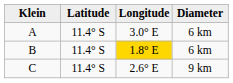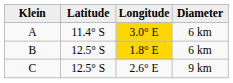(144, 31) no background -> (144, 31) gold background
(88, 50) 11.4° S -> (88, 50) 12.5° S
(88, 68) 11.4° S -> (88, 68) 12.5° S
